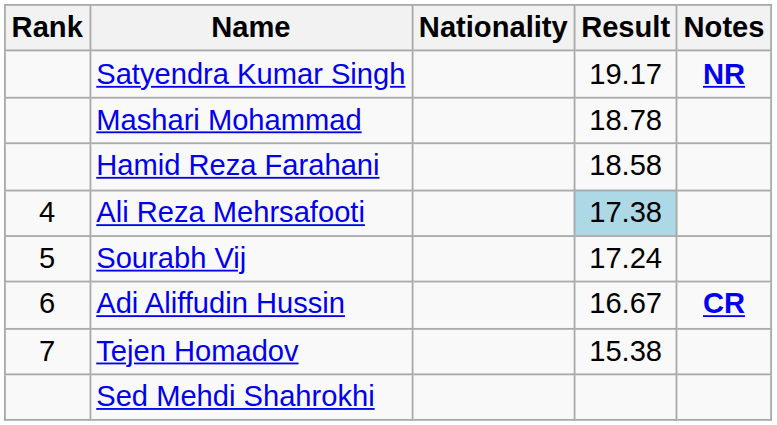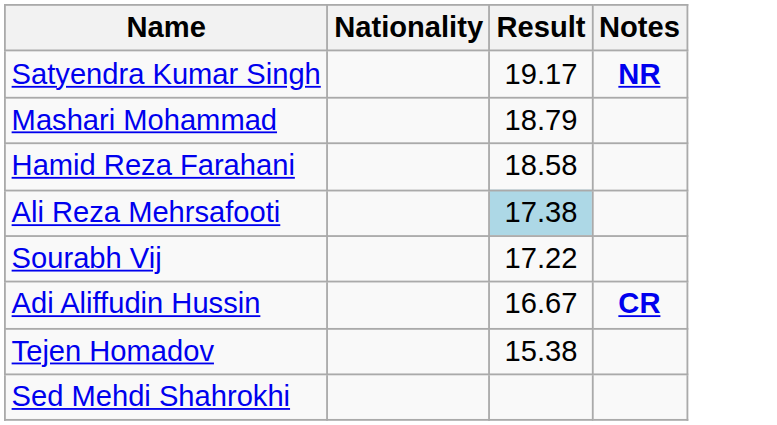- column: (47, 27)
(626, 119) 18.78 -> (541, 119) 18.79
(626, 258) 17.24 -> (541, 258) 17.22
